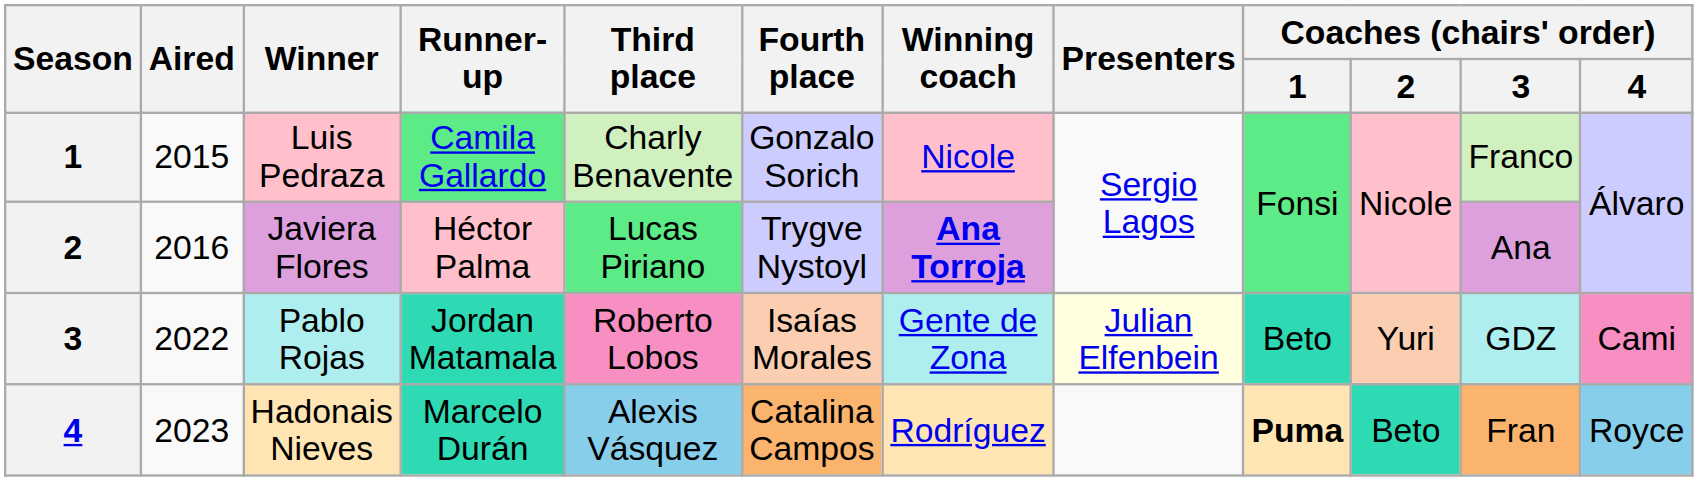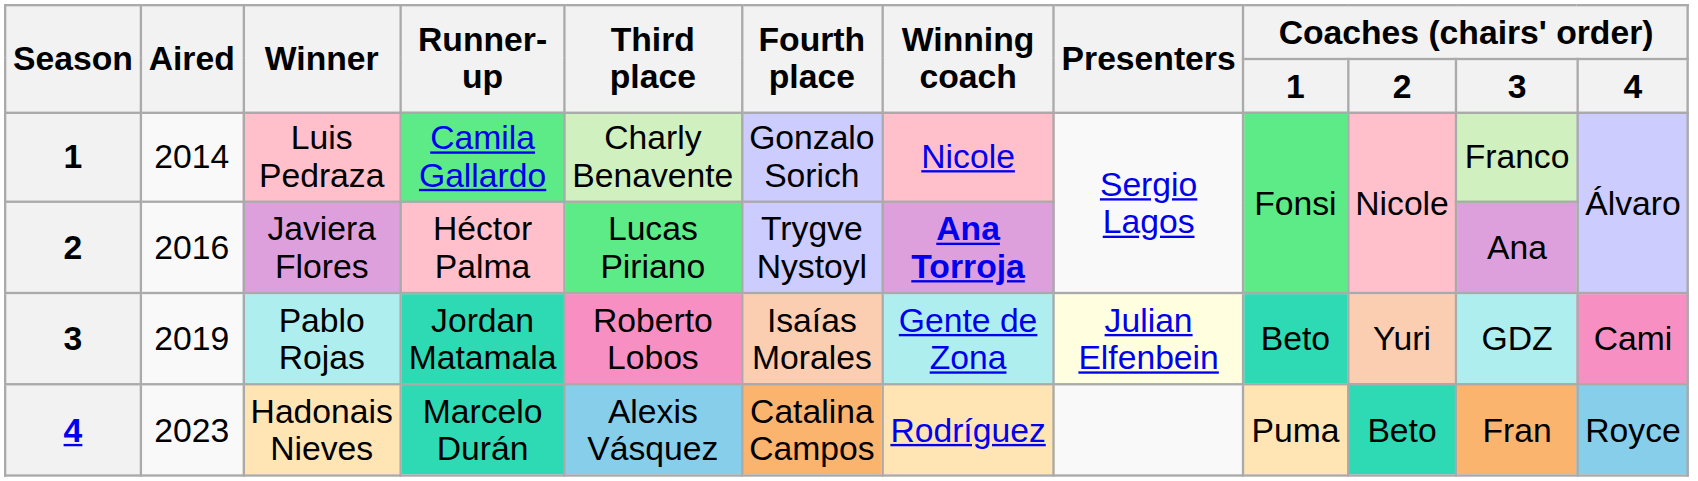(192, 157) 2015 -> (192, 157) 2014
(192, 339) 2022 -> (192, 339) 2019
(1297, 429) bold -> (1295, 429) normal
